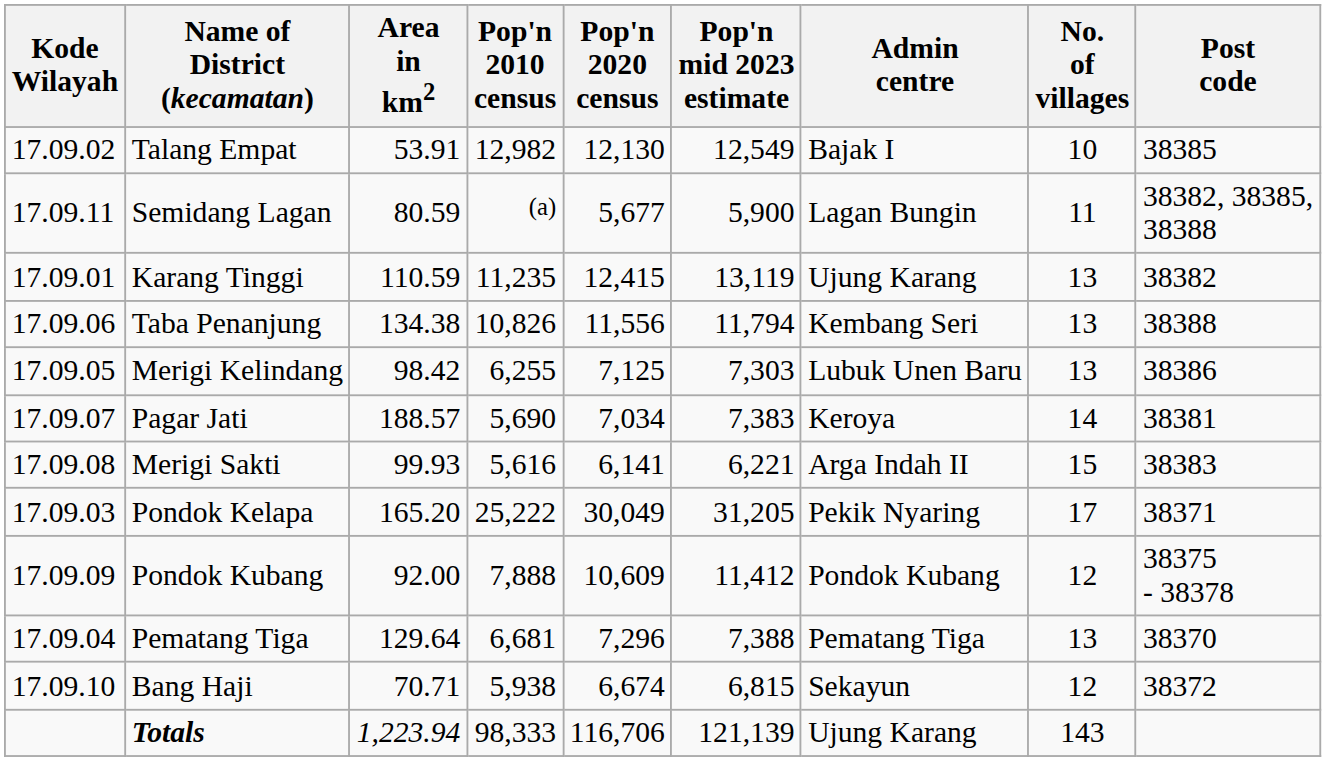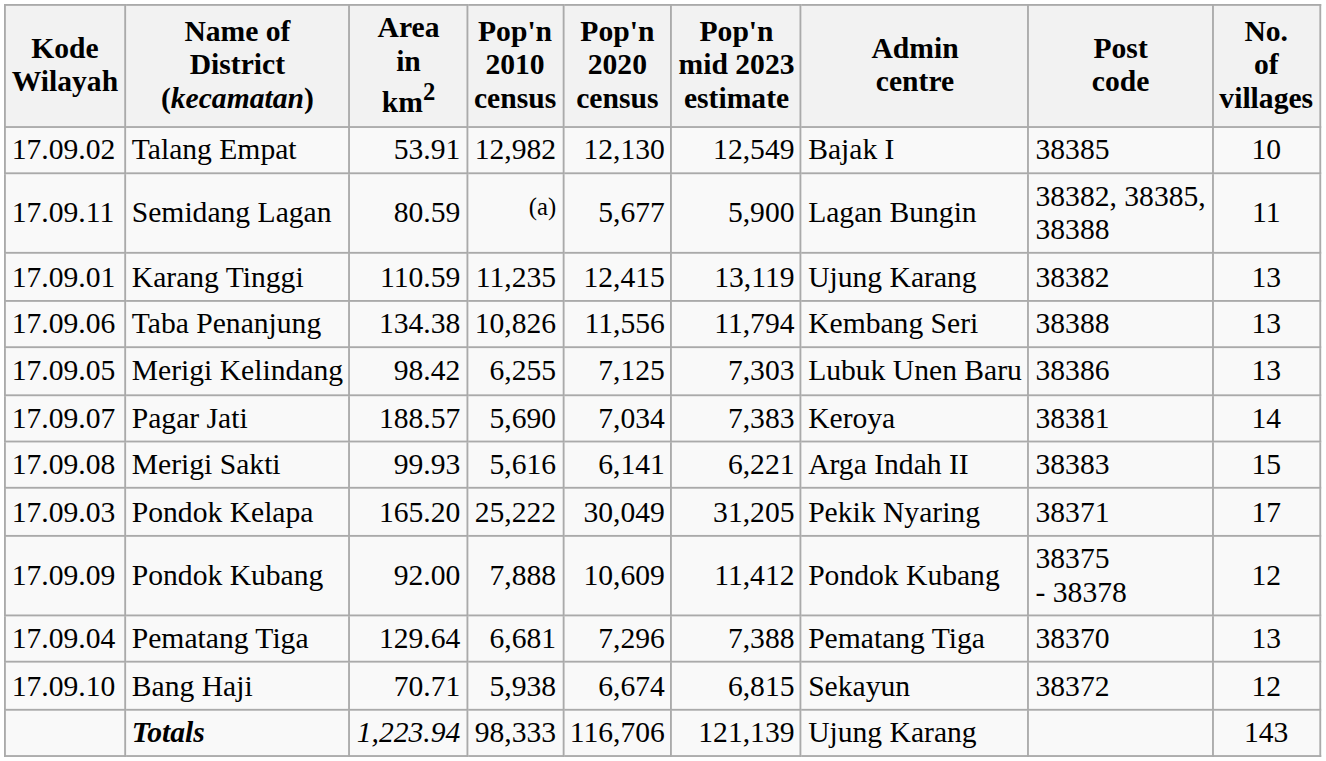columns swapped: (1082, 65) <-> (1228, 65)
